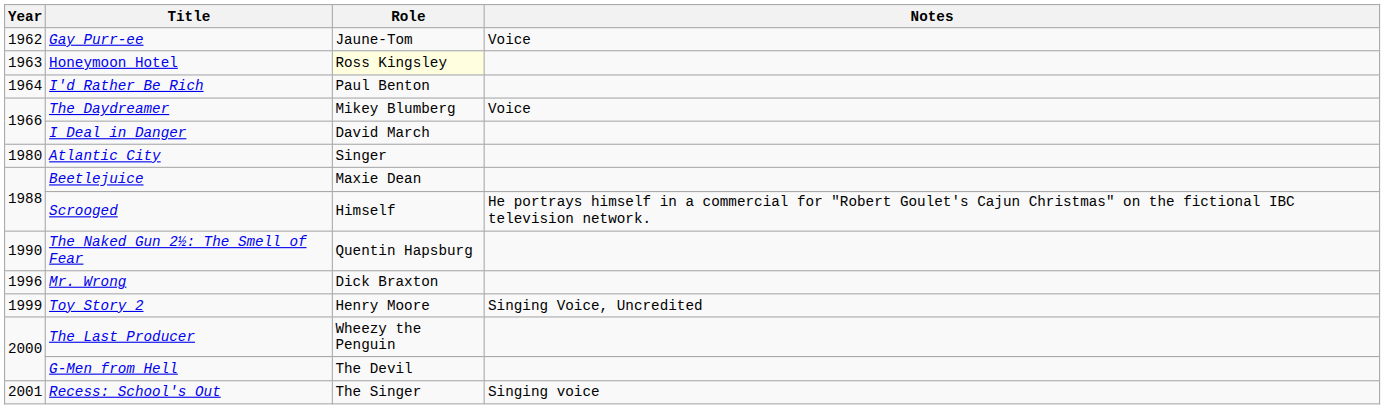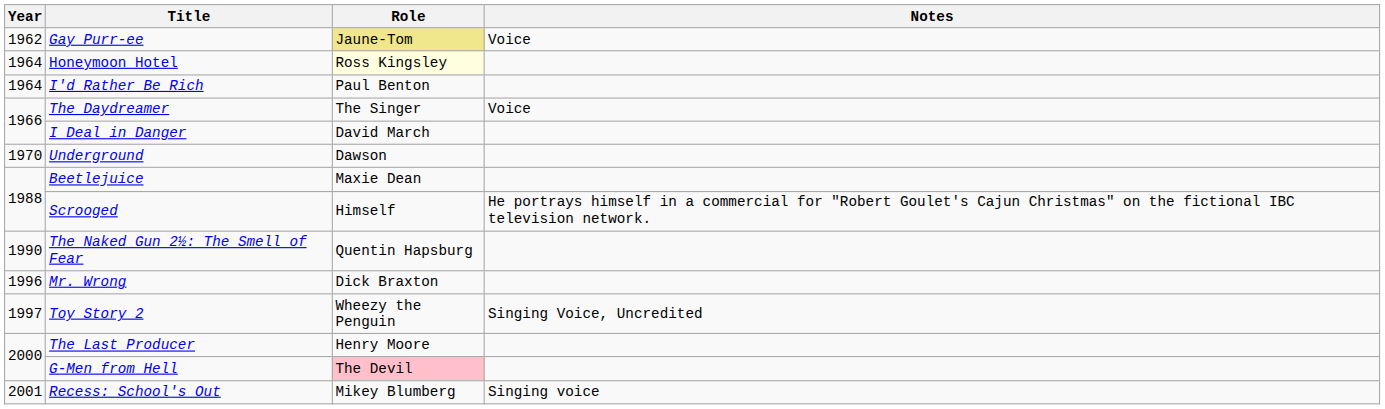(374, 40) no background -> (374, 40) khaki background
(25, 63) 1963 -> (25, 63) 1964
(395, 109) Mikey Blumberg -> (378, 109) The Singer
+ row: (96, 156)
- row: (105, 156)
(25, 306) 1999 -> (25, 314) 1997
(383, 306) Henry Moore -> (378, 314) Wheezy the Penguin
(378, 337) Wheezy the Penguin -> (383, 345) Henry Moore
(374, 369) no background -> (374, 369) pink background
(378, 392) The Singer -> (395, 392) Mikey Blumberg
